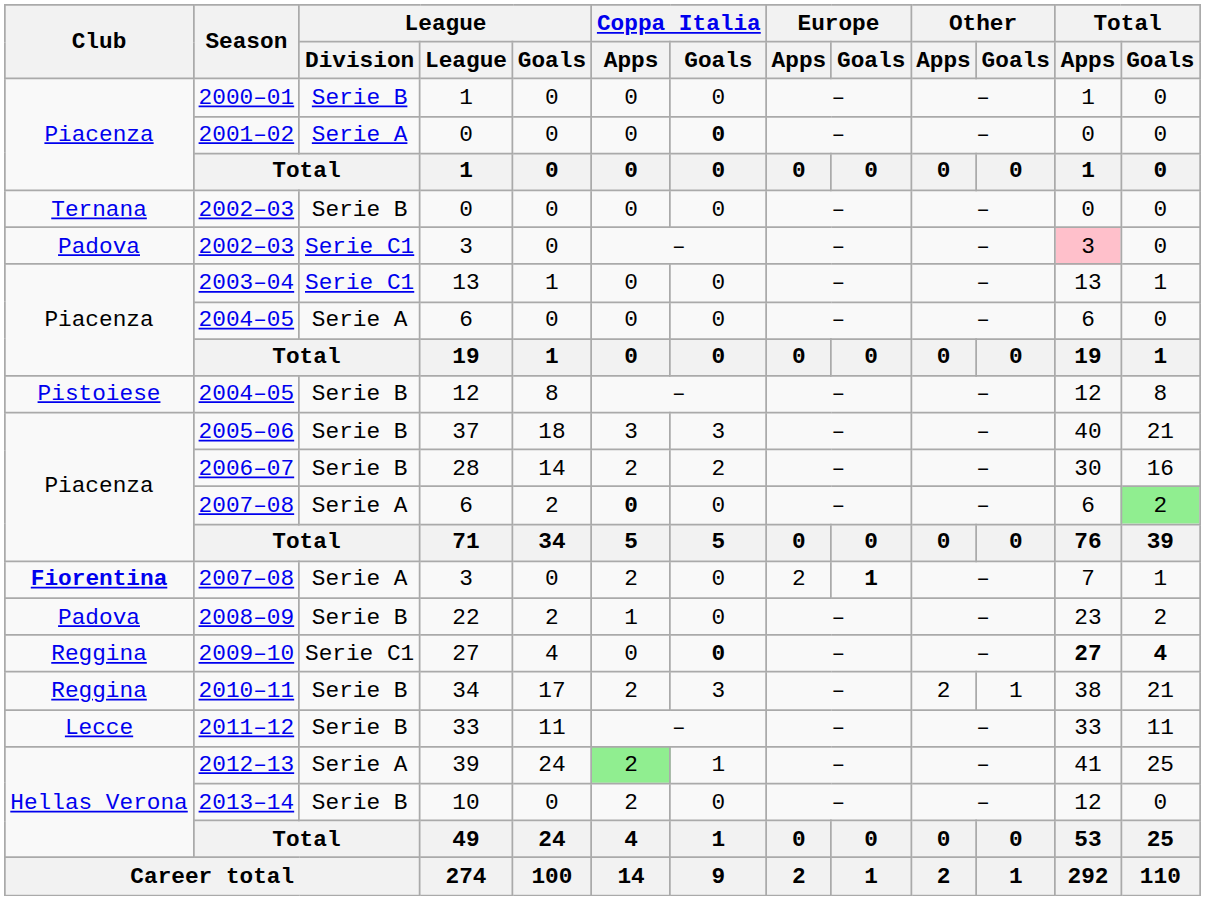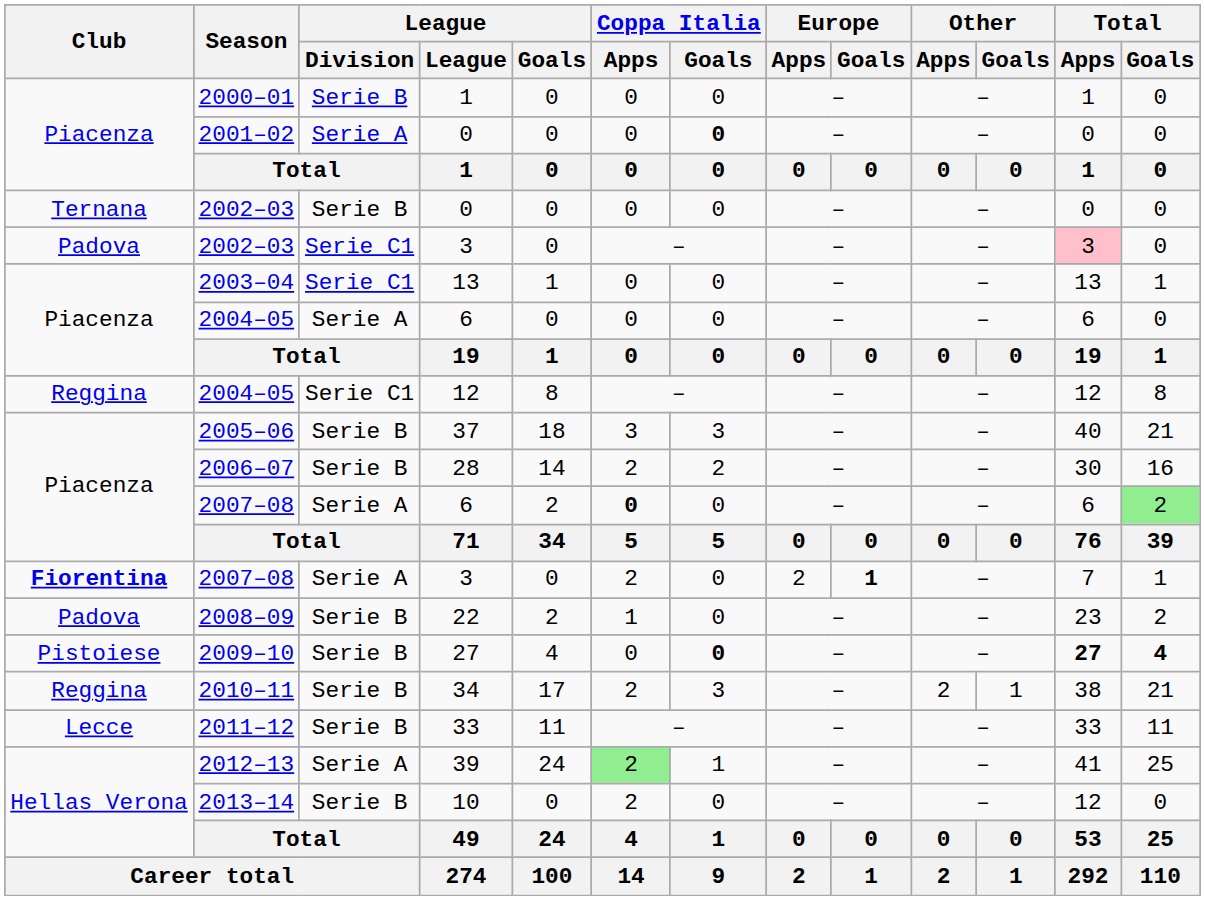(99, 394) Pistoiese -> (99, 394) Reggina
(360, 394) Serie B -> (360, 394) Serie C1
(99, 654) Reggina -> (99, 654) Pistoiese
(360, 654) Serie C1 -> (360, 654) Serie B
